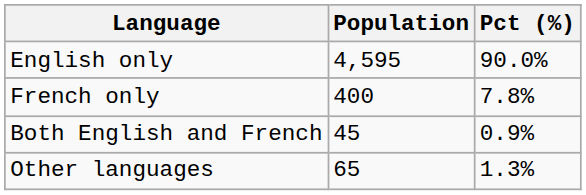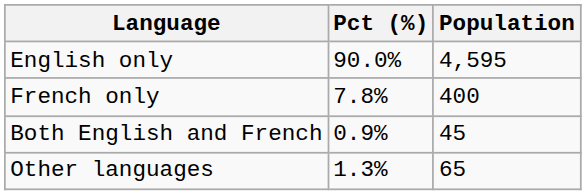columns swapped: (401, 23) <-> (527, 23)
